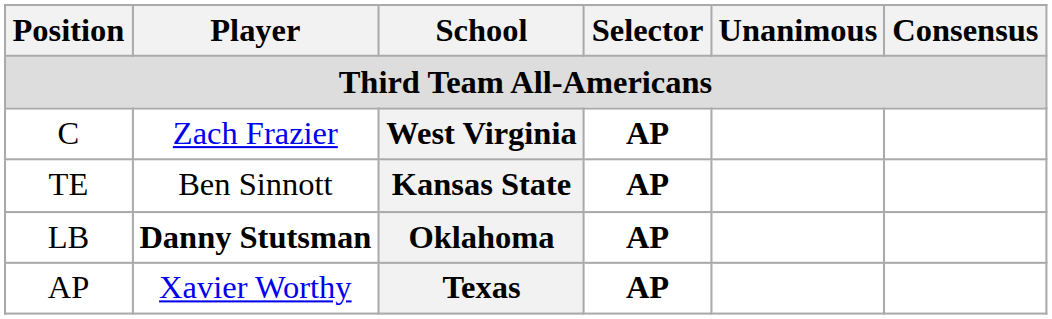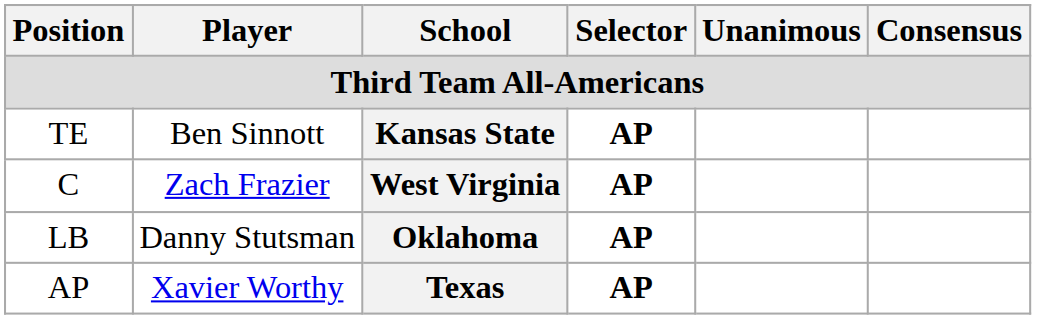rows swapped: (68, 133) <-> (68, 184)
(255, 236) bold -> (247, 236) normal
